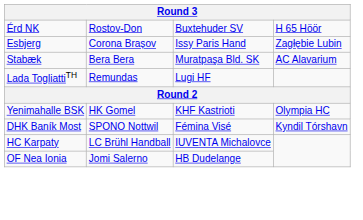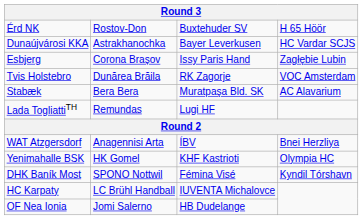+ row: (48, 44)
+ row: (39, 76)
+ row: (44, 143)
